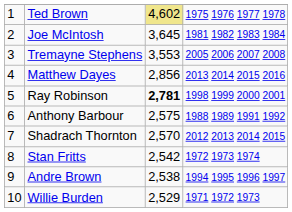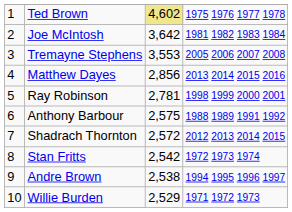(164, 34) 3,645 -> (164, 34) 3,642
(164, 95) bold -> (164, 95) normal
(164, 136) 2,570 -> (164, 136) 2,572
